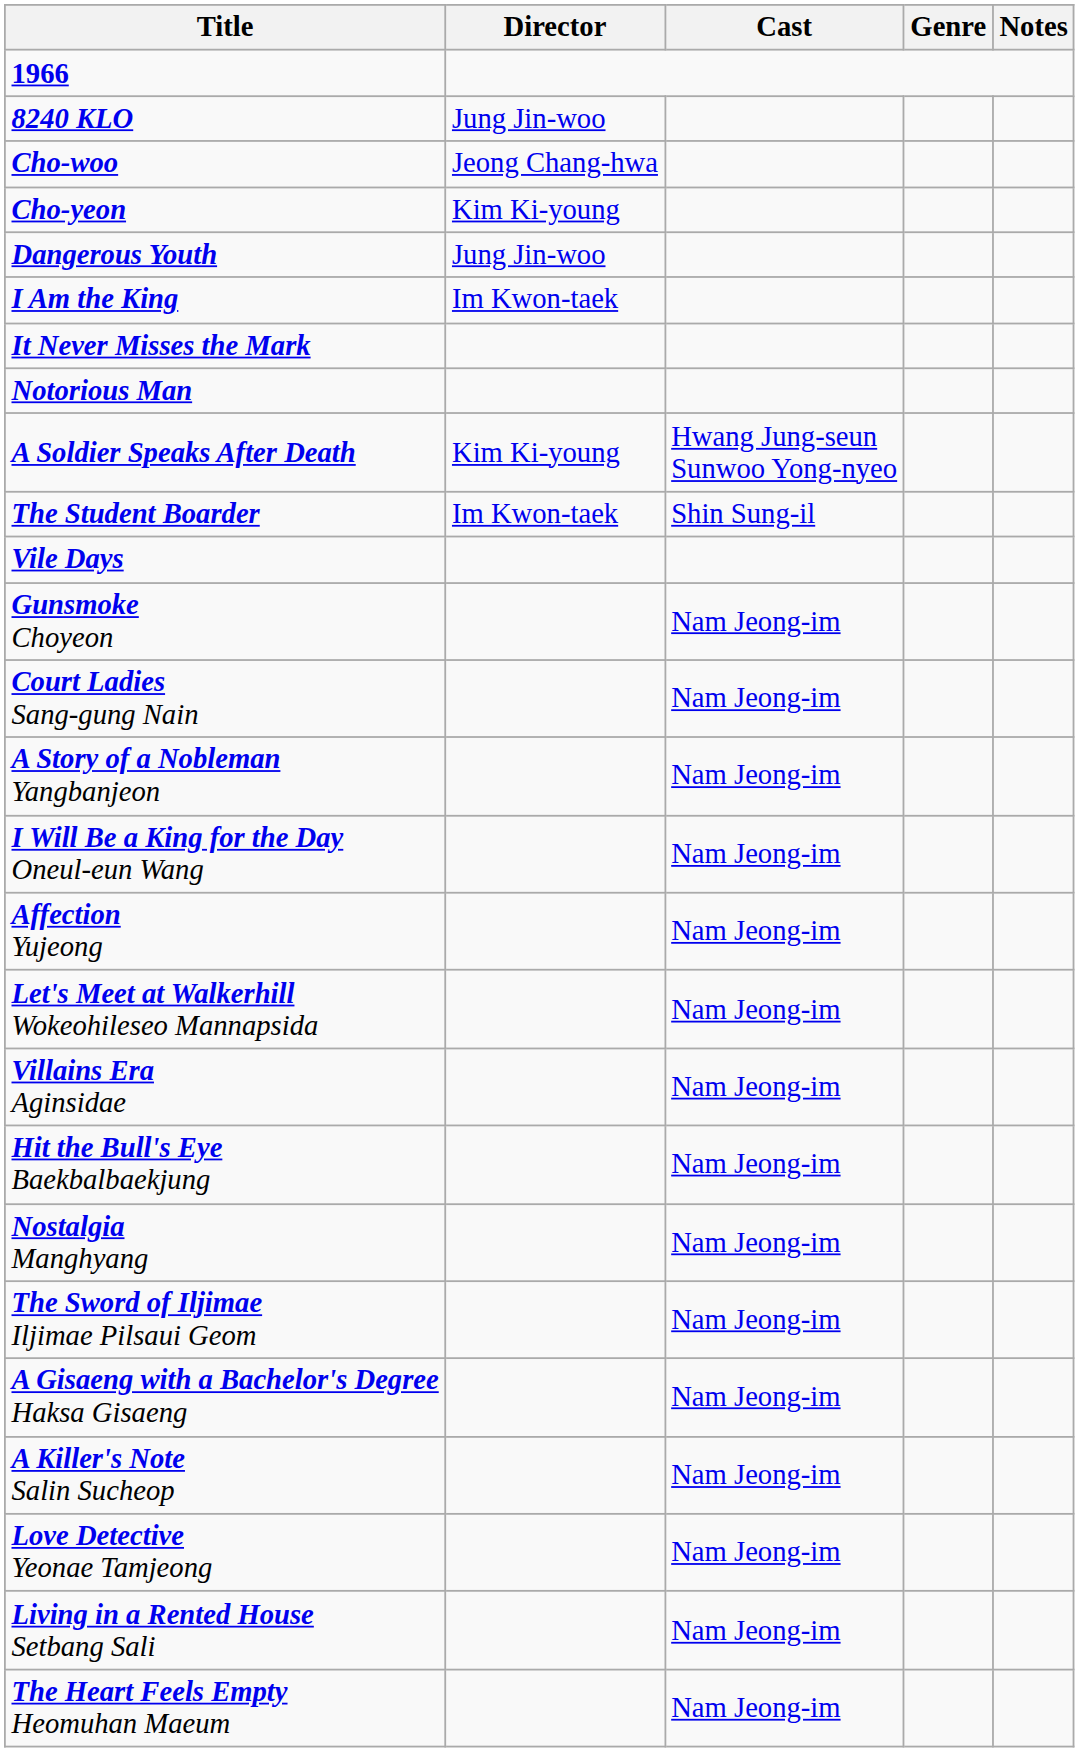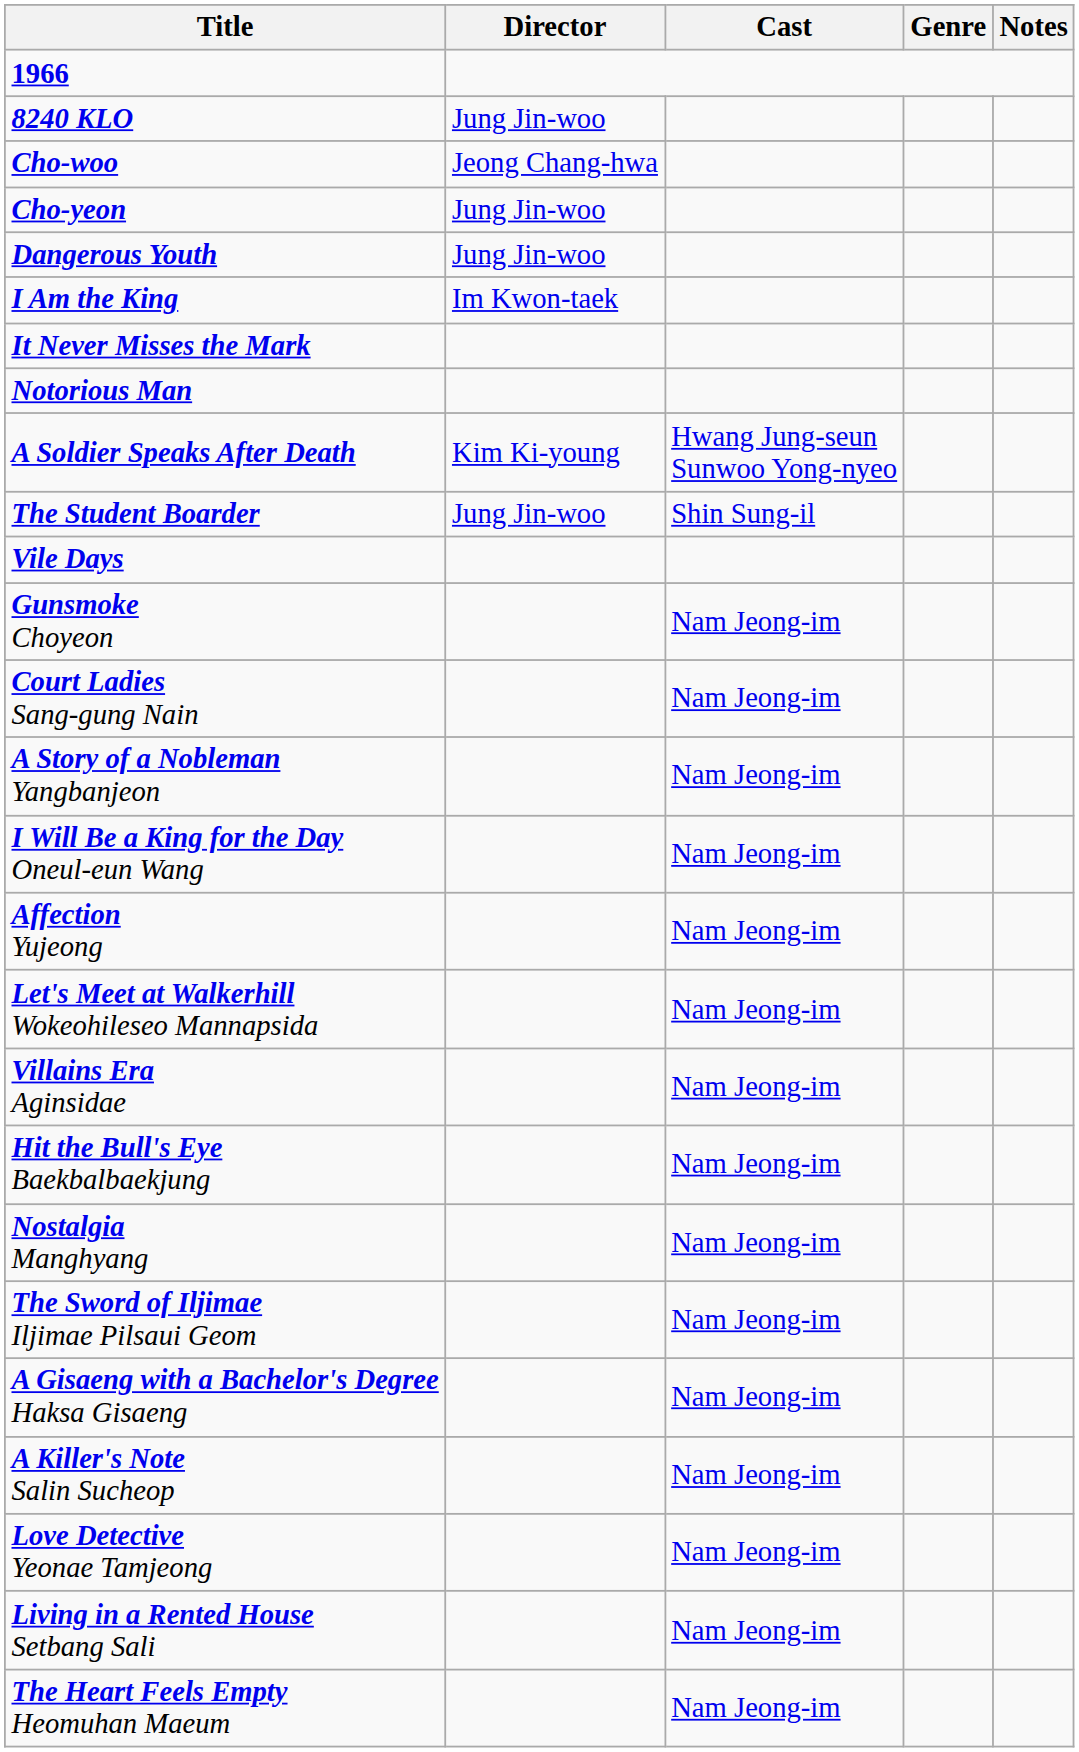(536, 208) Kim Ki-young -> (529, 208) Jung Jin-woo
(535, 513) Im Kwon-taek -> (529, 513) Jung Jin-woo
